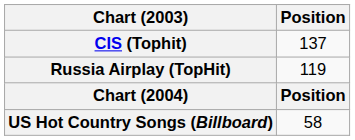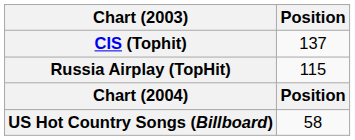(313, 69) 119 -> (313, 69) 115
